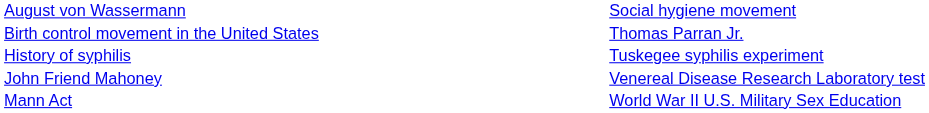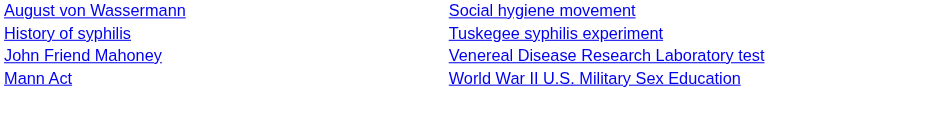- row: (161, 33)
